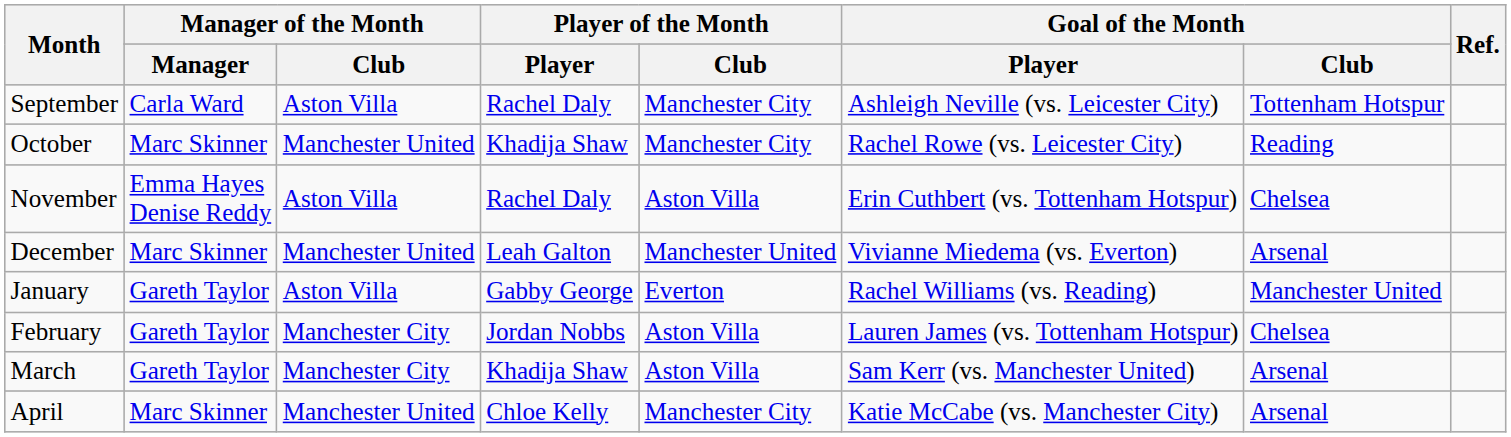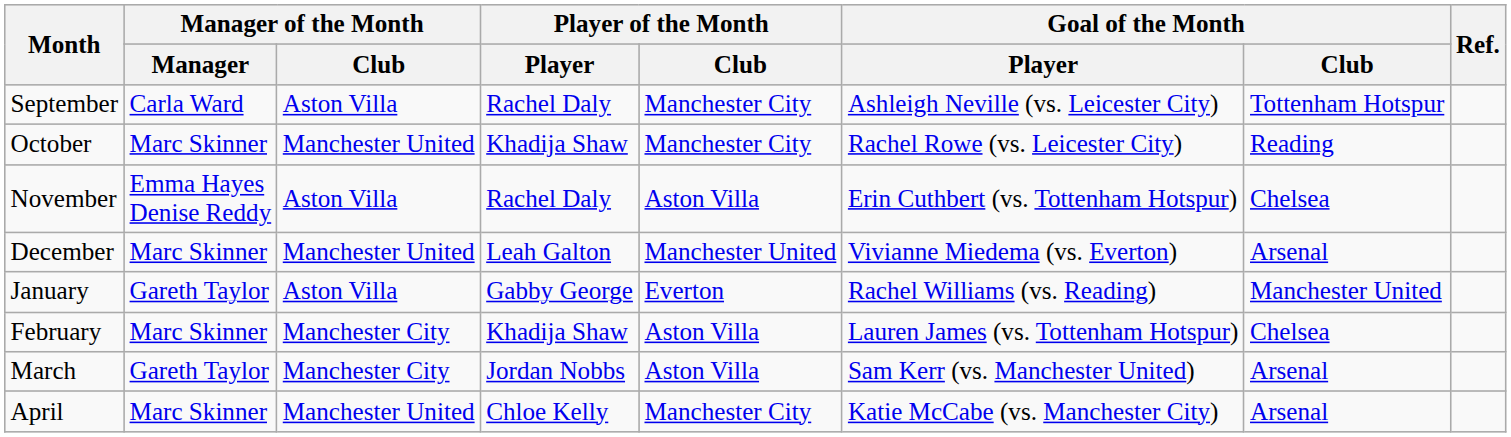(199, 331) Gareth Taylor -> (198, 331) Marc Skinner
(556, 331) Jordan Nobbs -> (557, 331) Khadija Shaw
(557, 371) Khadija Shaw -> (556, 371) Jordan Nobbs
